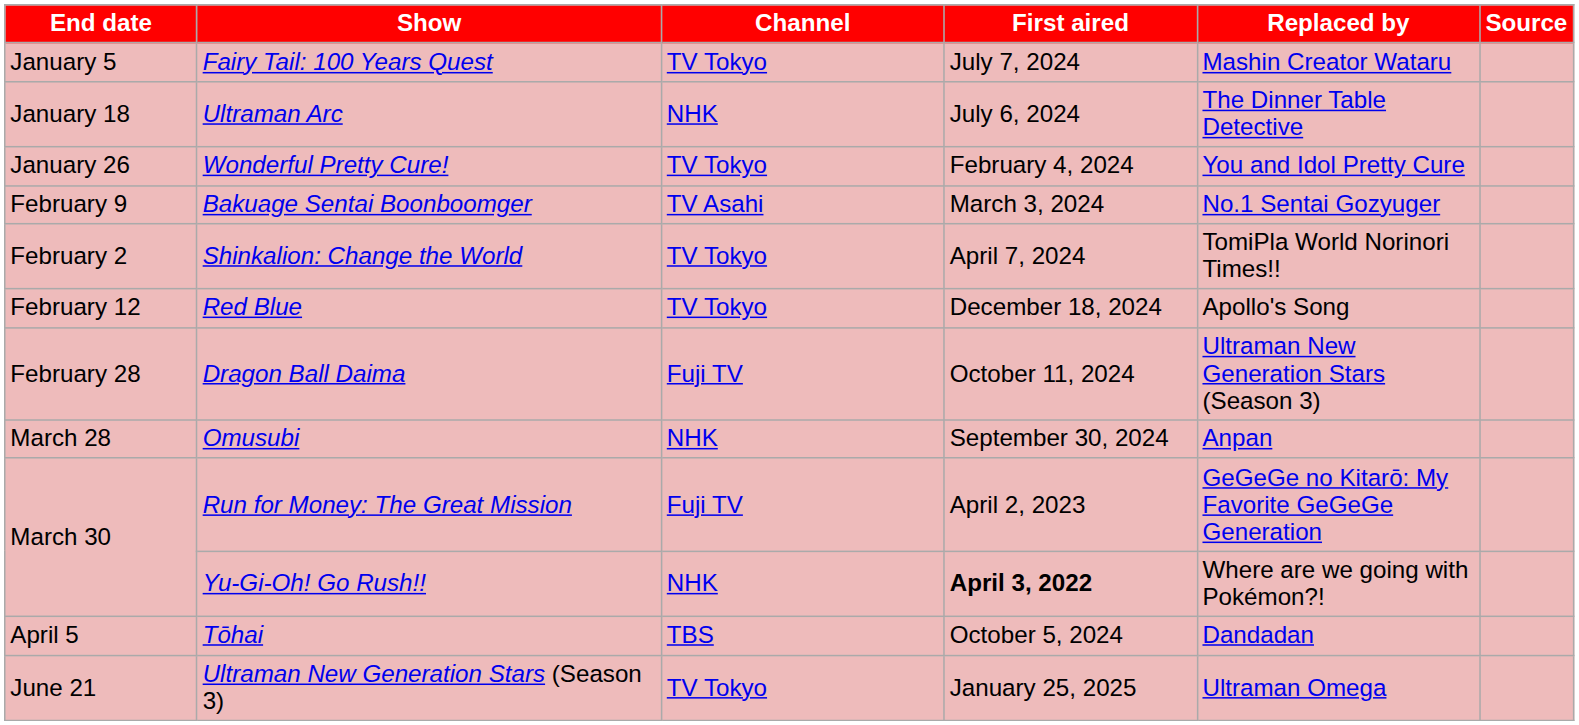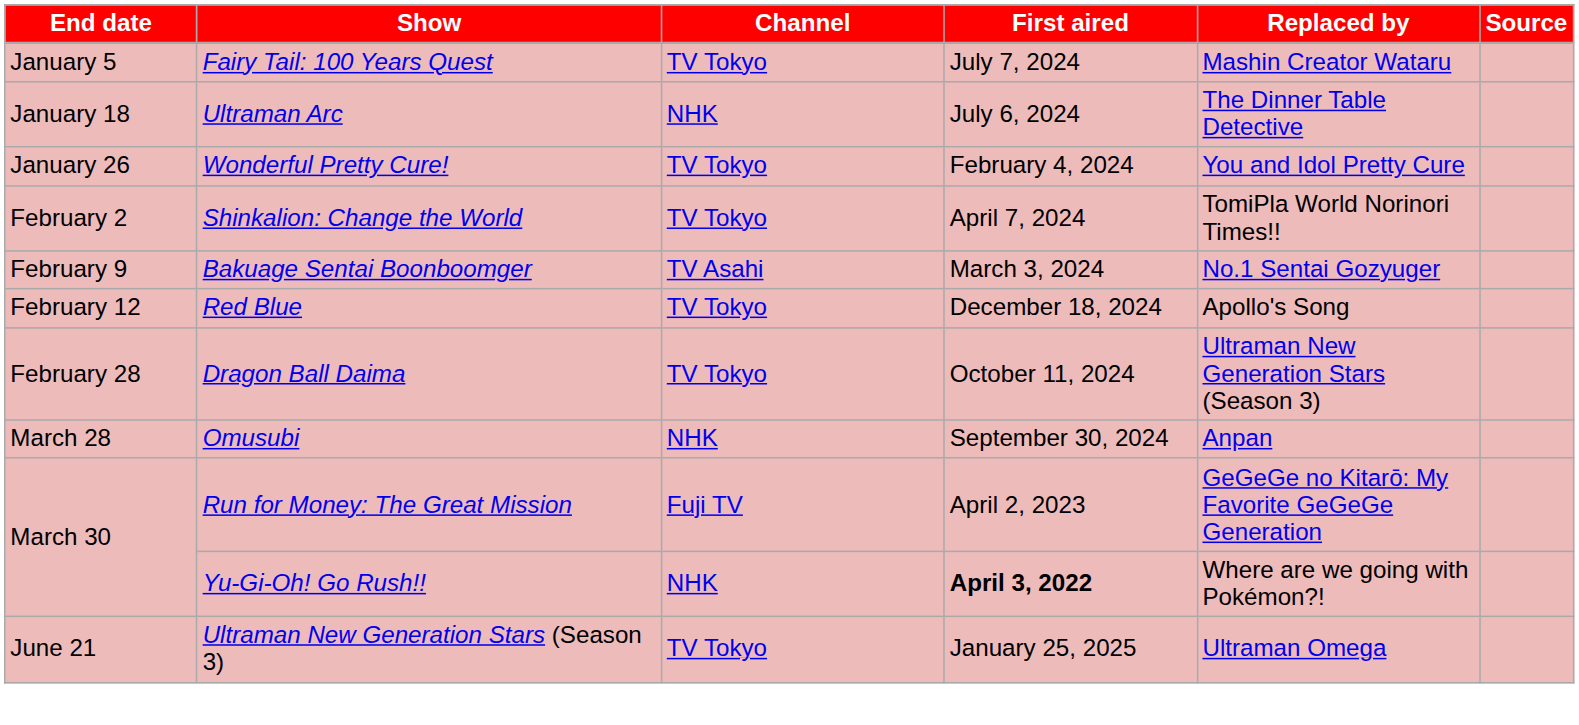rows swapped: (362, 256) <-> (367, 204)
(705, 373) Fuji TV -> (717, 373) TV Tokyo
- row: (233, 635)
